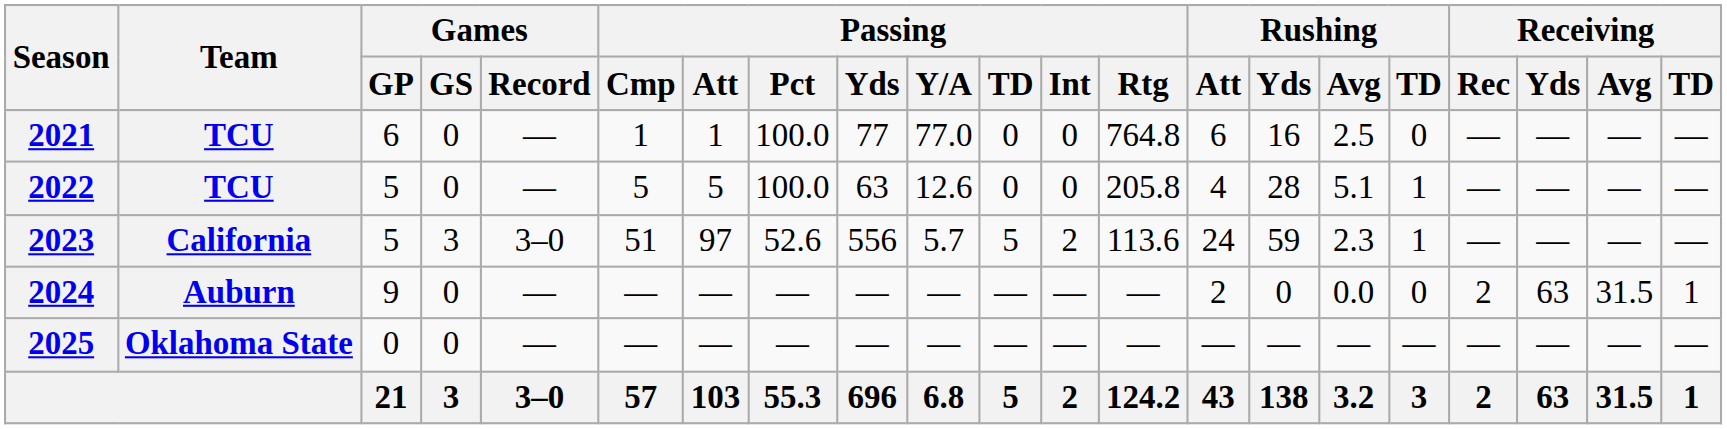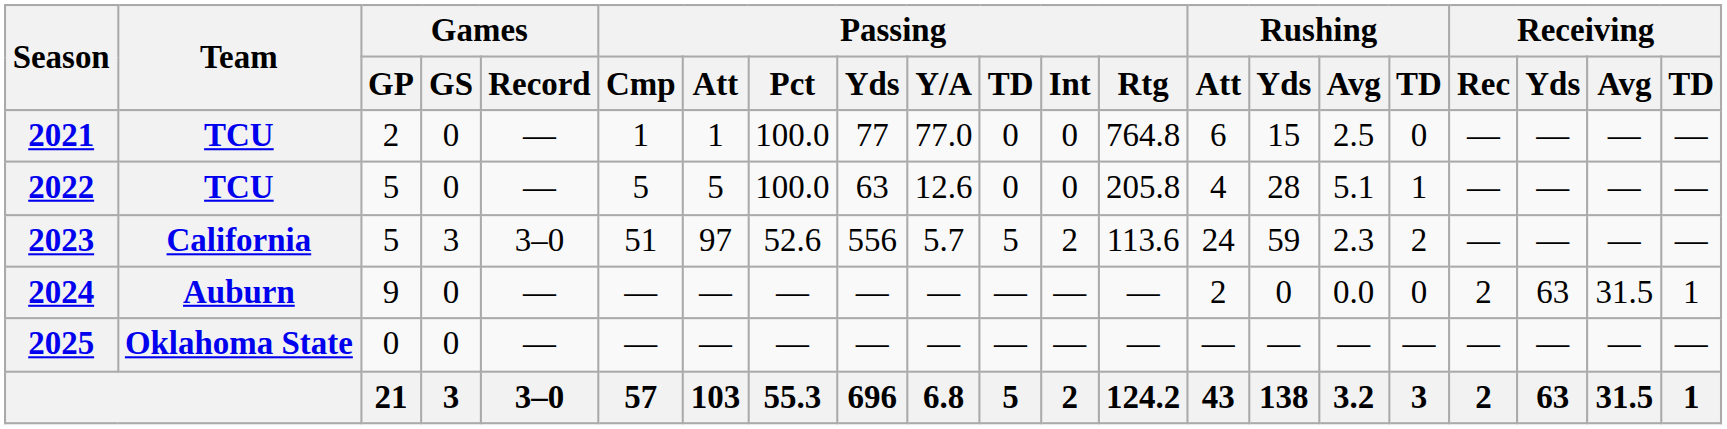(391, 135) 6 -> (391, 135) 2
(1284, 135) 16 -> (1284, 135) 15
(1419, 239) 1 -> (1419, 239) 2
